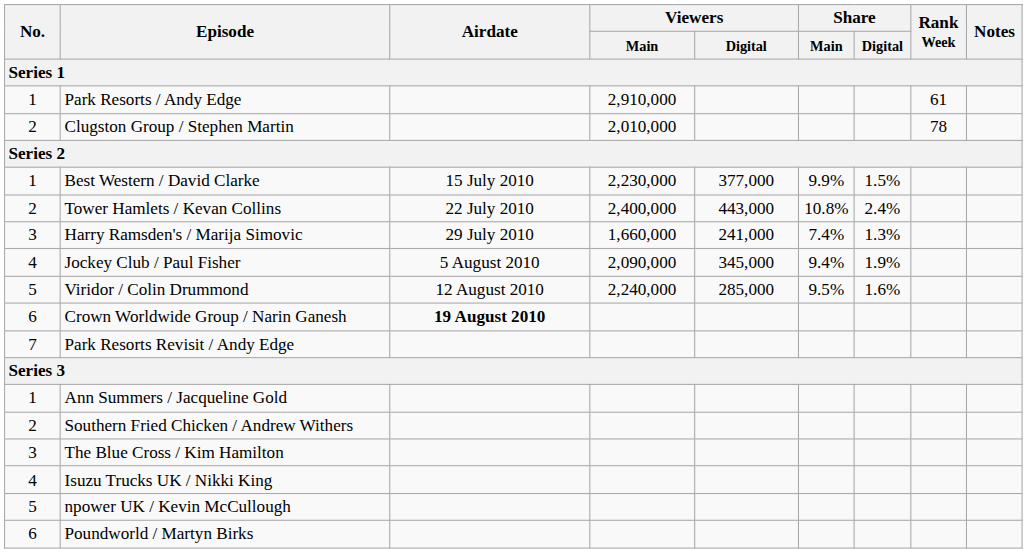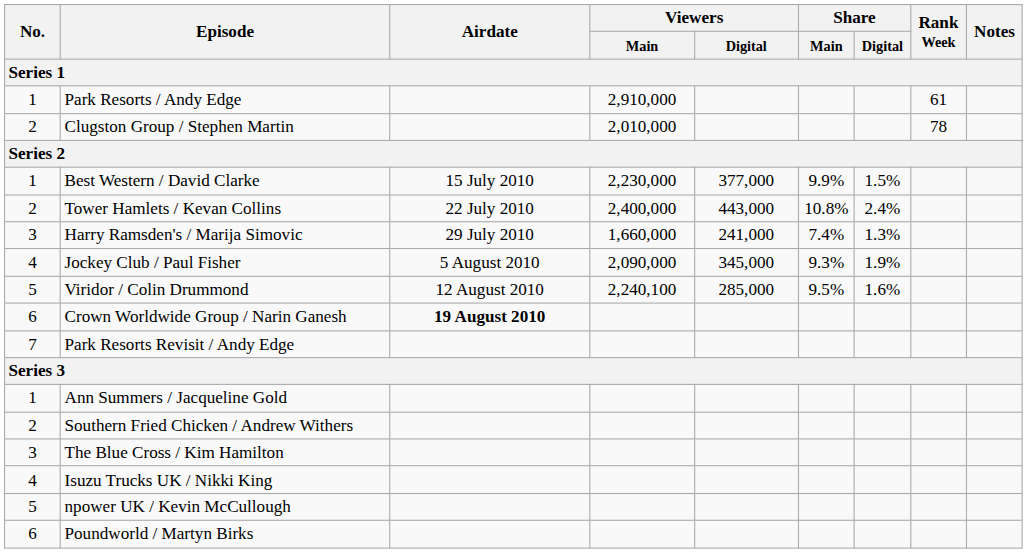(826, 262) 9.4% -> (826, 262) 9.3%
(642, 289) 2,240,000 -> (642, 289) 2,240,100
